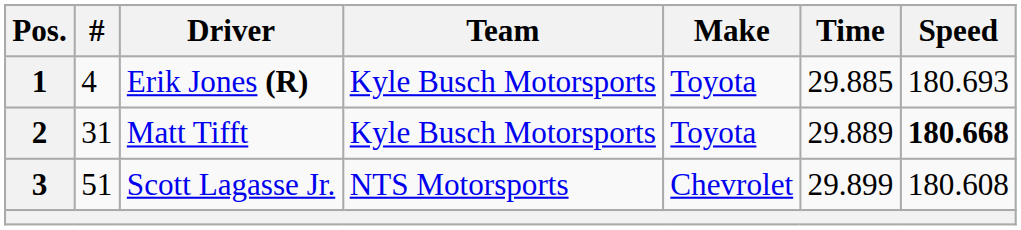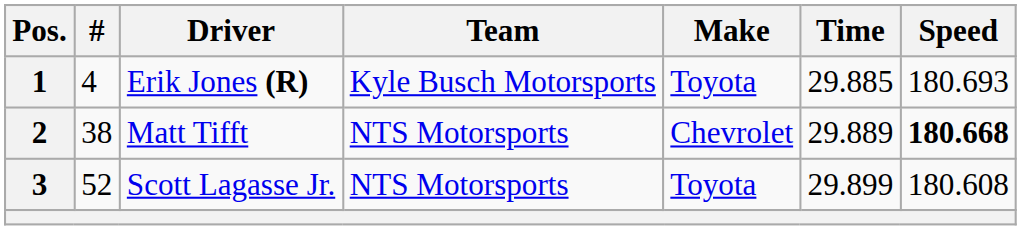(97, 133) 31 -> (97, 133) 38
(503, 133) Kyle Busch Motorsports -> (459, 133) NTS Motorsports
(713, 133) Toyota -> (732, 133) Chevrolet
(97, 184) 51 -> (97, 184) 52
(732, 184) Chevrolet -> (713, 184) Toyota
